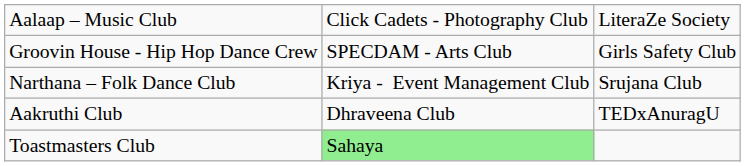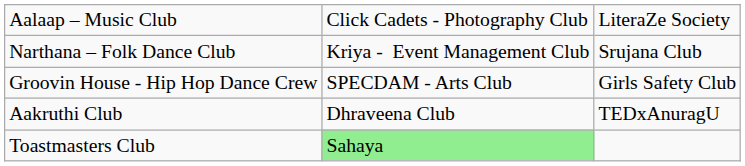rows swapped: (122, 82) <-> (163, 51)
